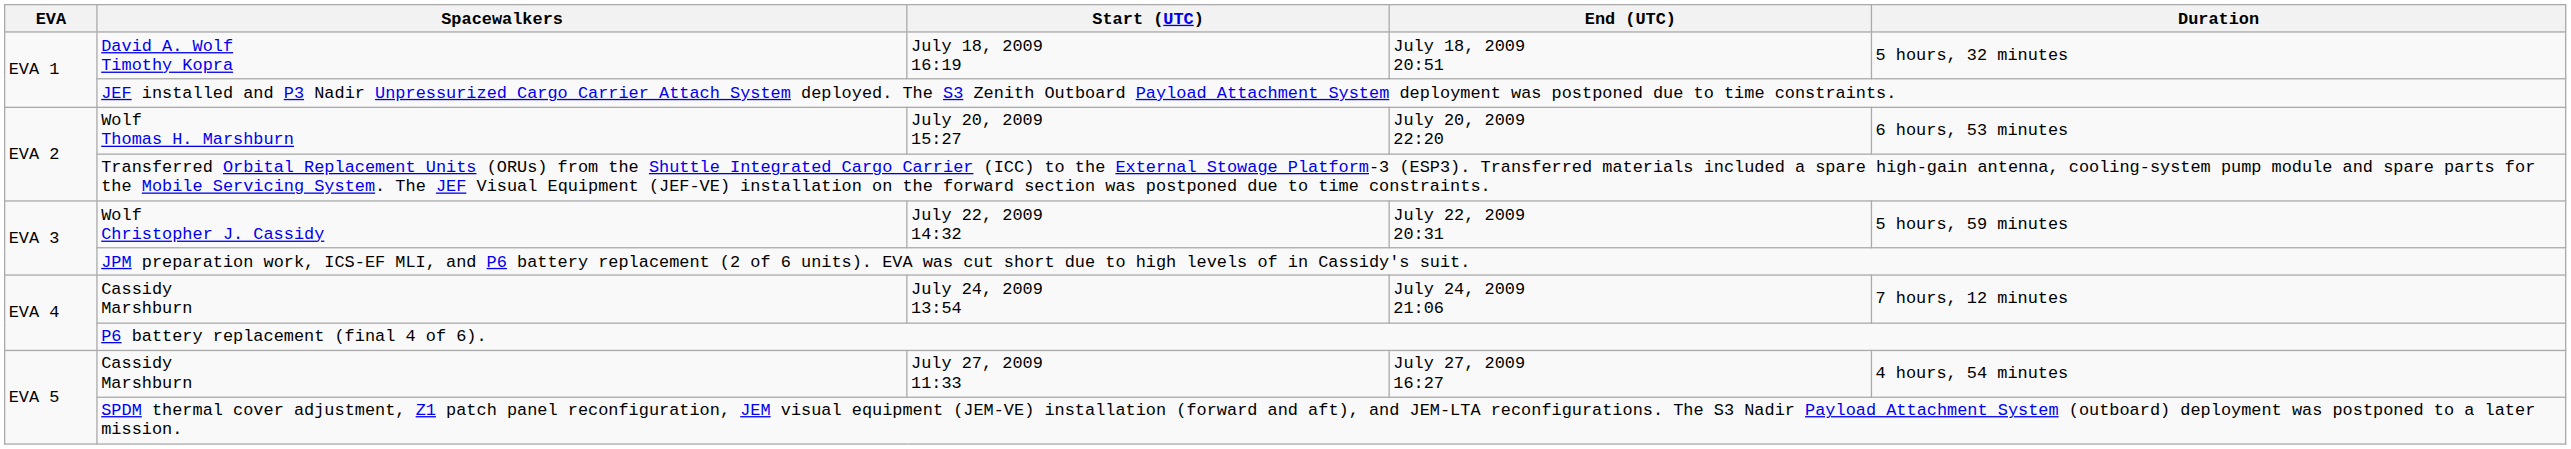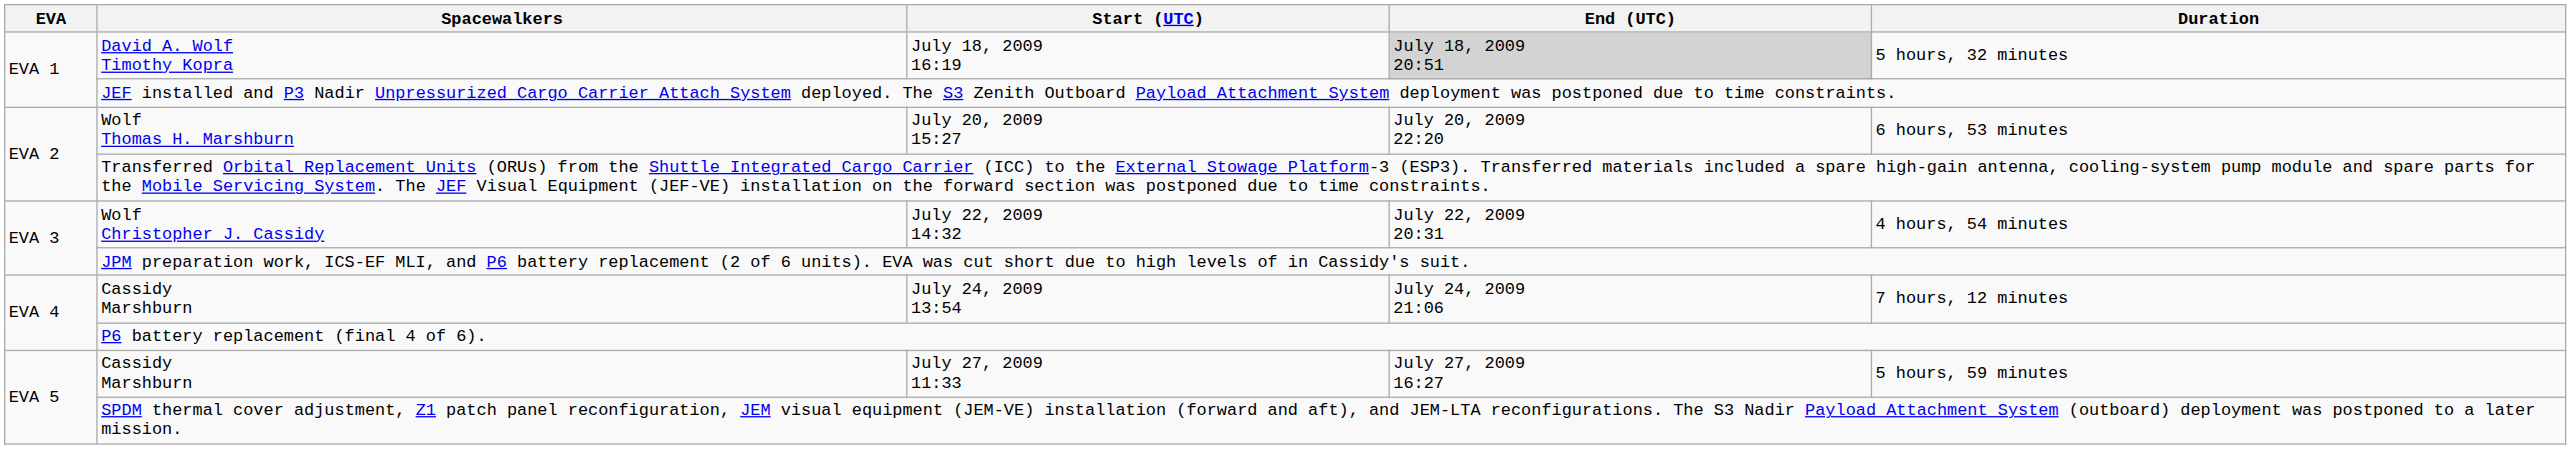(1459, 56) no background -> (1459, 56) lightgrey background
(1972, 224) 5 hours, 59 minutes -> (1972, 224) 4 hours, 54 minutes
(1972, 374) 4 hours, 54 minutes -> (1972, 374) 5 hours, 59 minutes
